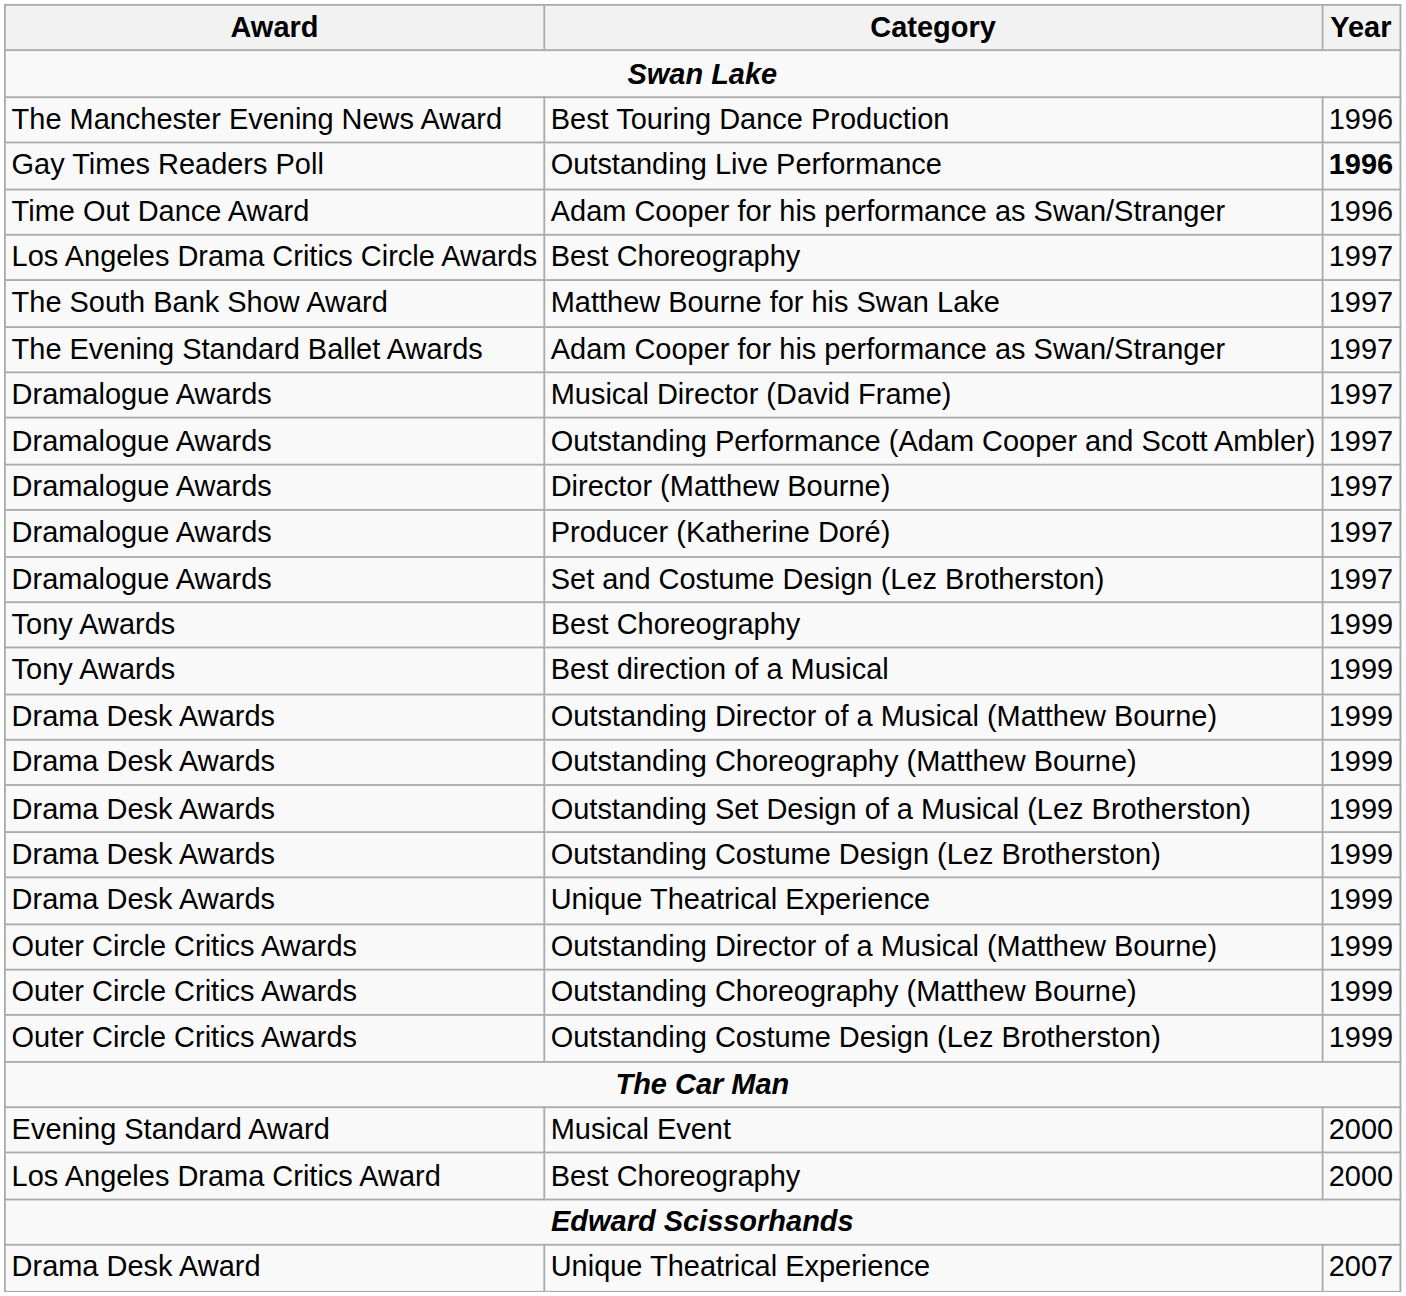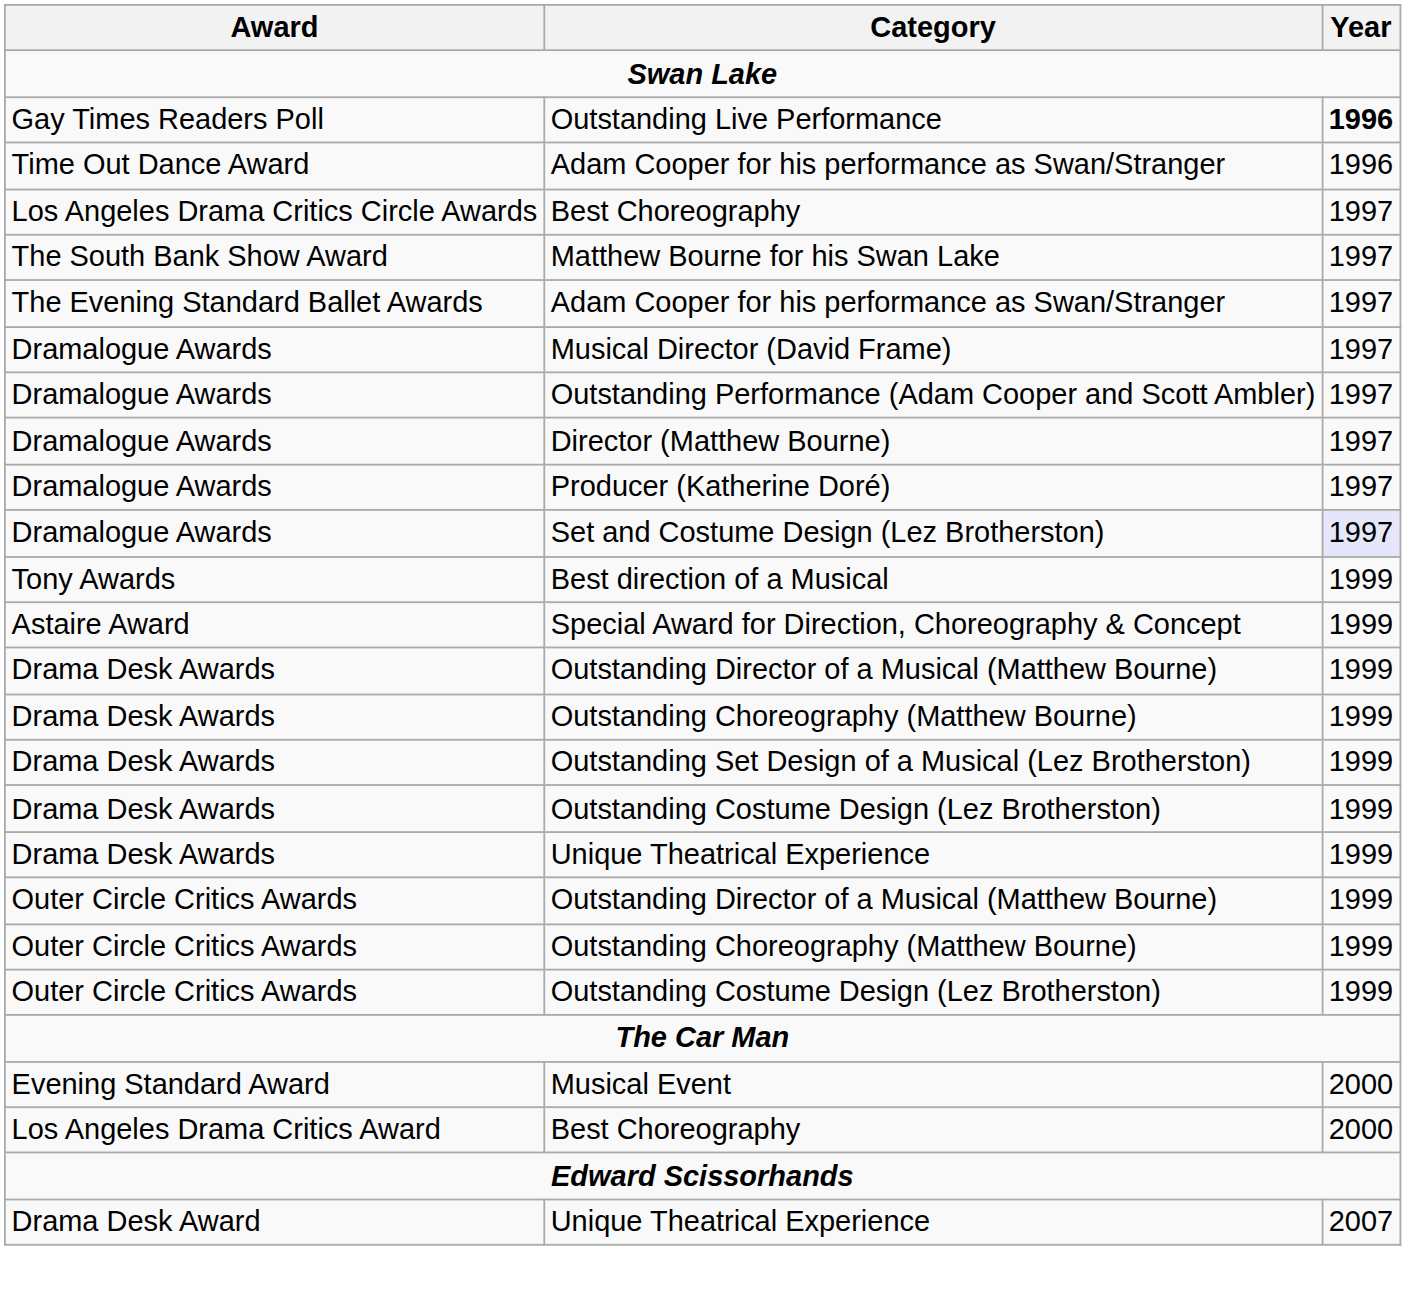- row: (257, 119)
(1361, 578) no background -> (1361, 532) lavender background
- row: (93, 624)
+ row: (101, 624)
